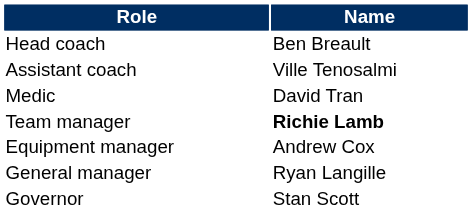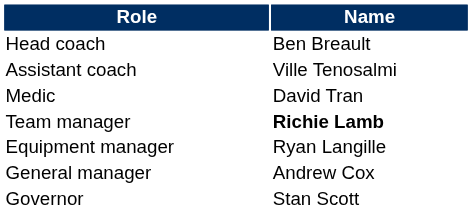(324, 147) Andrew Cox -> (329, 147) Ryan Langille
(329, 173) Ryan Langille -> (324, 173) Andrew Cox
